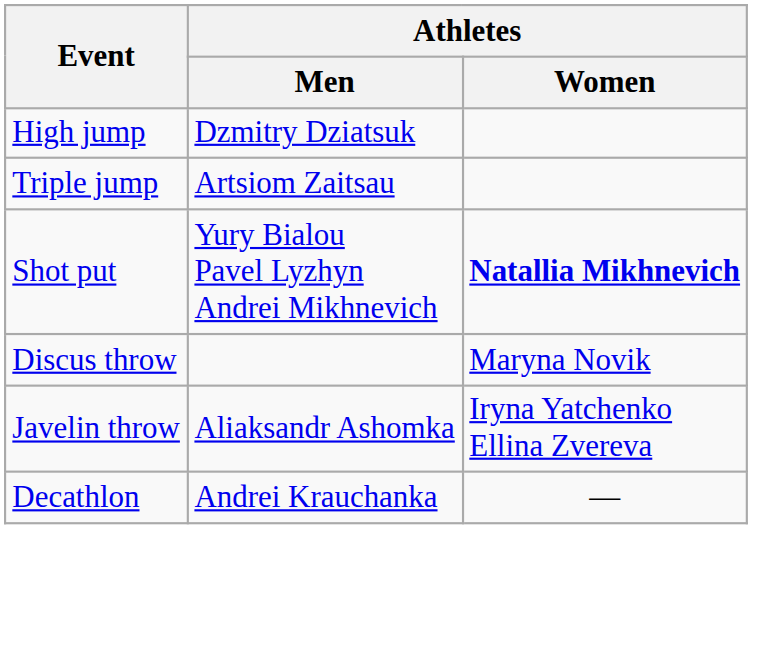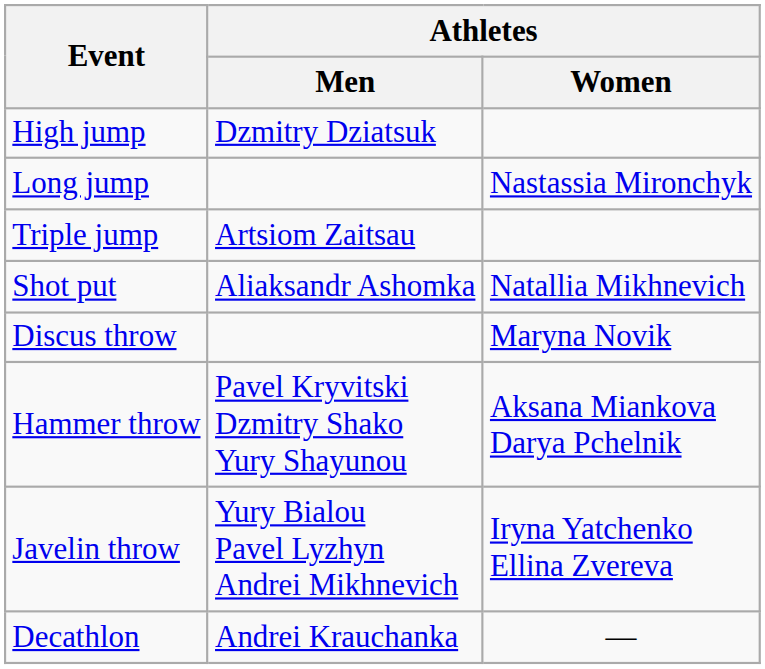+ row: (81, 183)
(316, 271) Yury Bialou Pavel Lyzhyn Andrei Mikhnevich -> (345, 285) Aliaksandr Ashomka
(605, 271) bold -> (618, 285) normal
+ row: (106, 424)
(325, 428) Aliaksandr Ashomka -> (337, 548) Yury Bialou Pavel Lyzhyn Andrei Mikhnevich
